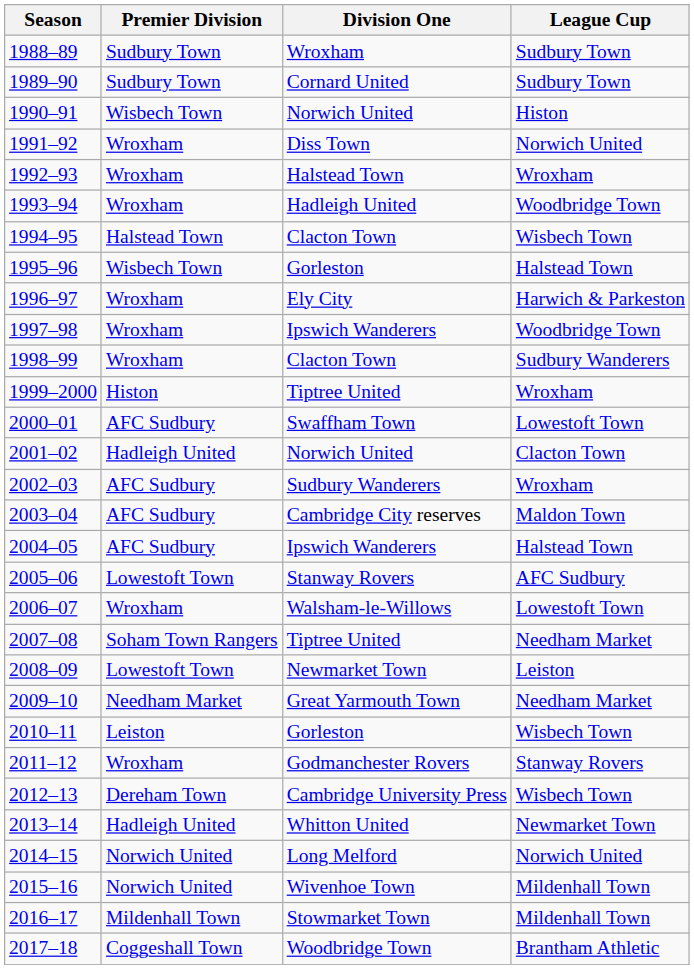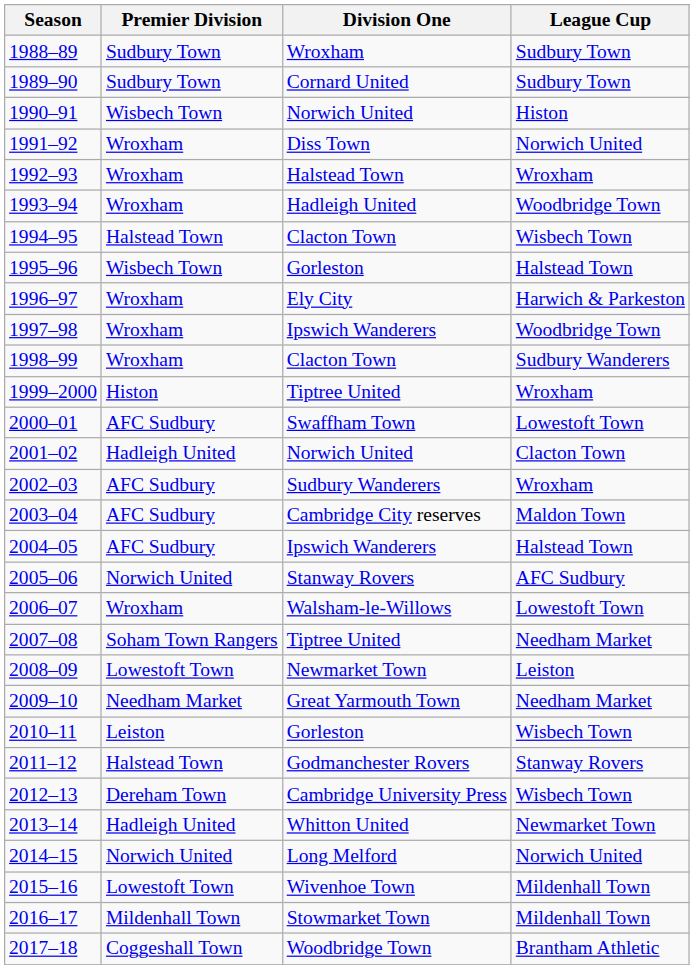(170, 577) Lowestoft Town -> (169, 577) Norwich United
(145, 762) Wroxham -> (164, 762) Halstead Town
(169, 886) Norwich United -> (170, 886) Lowestoft Town
